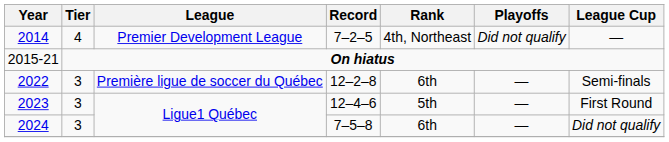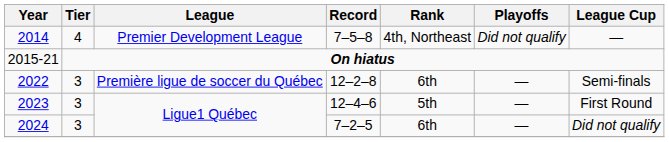(353, 37) 7–2–5 -> (353, 37) 7–5–8
(353, 125) 7–5–8 -> (353, 125) 7–2–5
